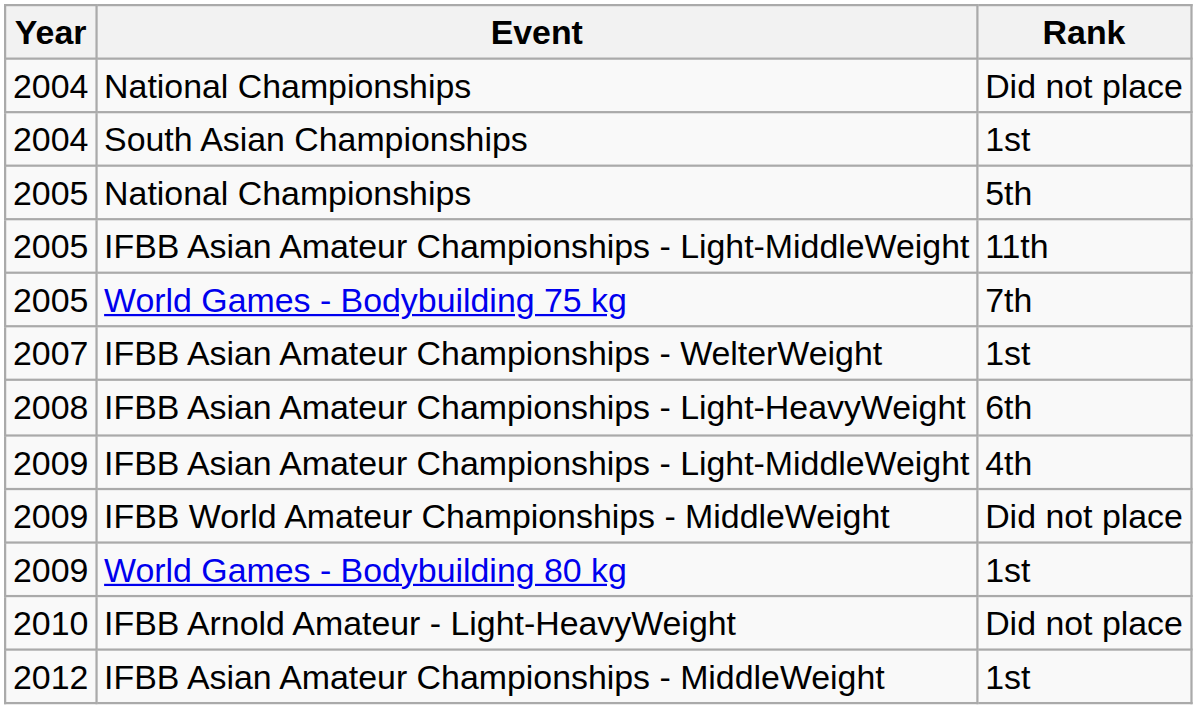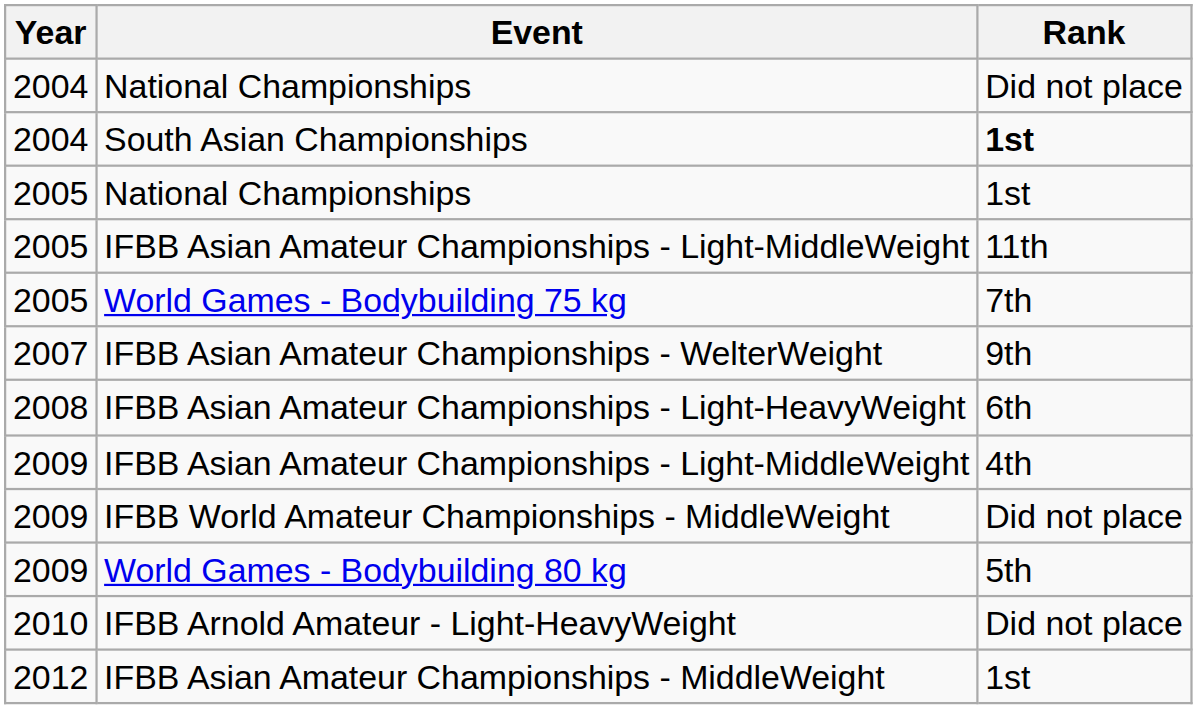(1008, 139) normal -> (1010, 139) bold
(1009, 193) 5th -> (1008, 193) 1st
(1008, 354) 1st -> (1009, 354) 9th
(1008, 569) 1st -> (1009, 569) 5th
